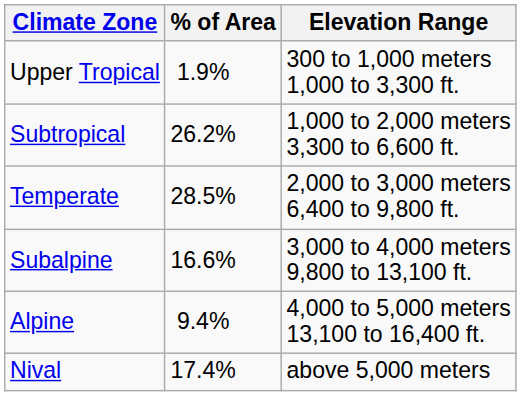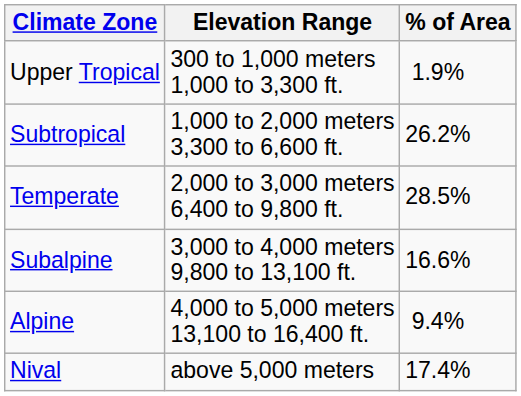columns swapped: (399, 22) <-> (223, 22)
